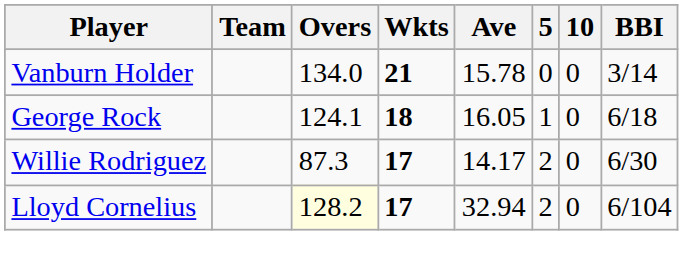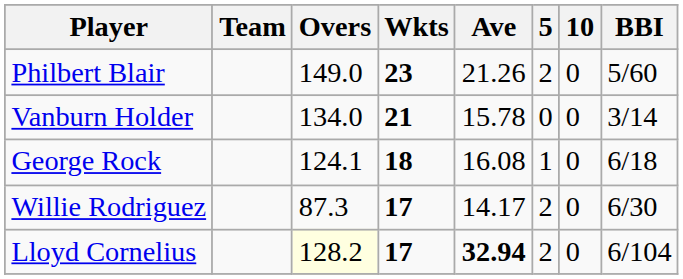+ row: (88, 71)
(494, 116) 16.05 -> (494, 161) 16.08
(494, 206) normal -> (494, 251) bold
